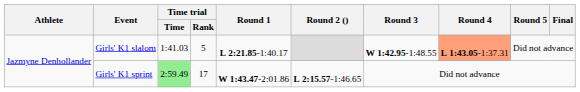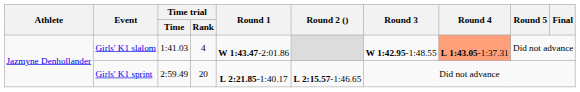(203, 48) 5 -> (203, 48) 4
(254, 53) L 2:21.85-1:40.17 -> (254, 53) W 1:43.47-2:01.86
(174, 74) lightgreen background -> (174, 74) no background
(203, 74) 17 -> (203, 74) 20
(254, 79) W 1:43.47-2:01.86 -> (254, 79) L 2:21.85-1:40.17
